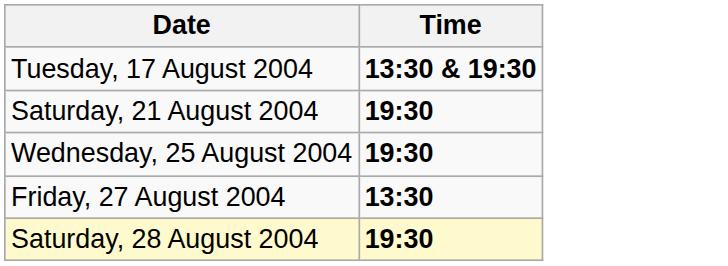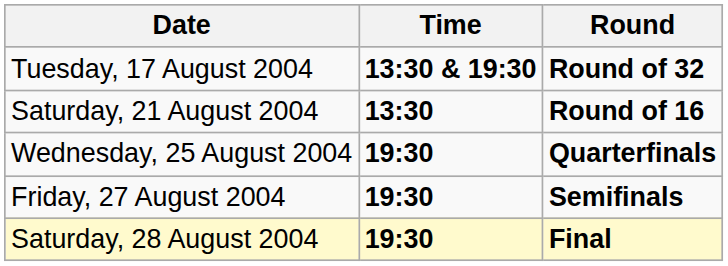+ column: (633, 25)
(399, 111) 19:30 -> (399, 111) 13:30
(399, 196) 13:30 -> (399, 196) 19:30
